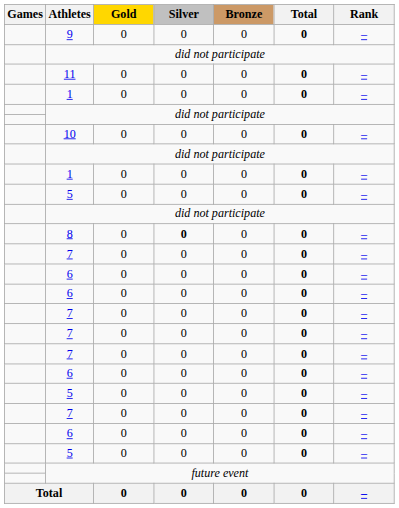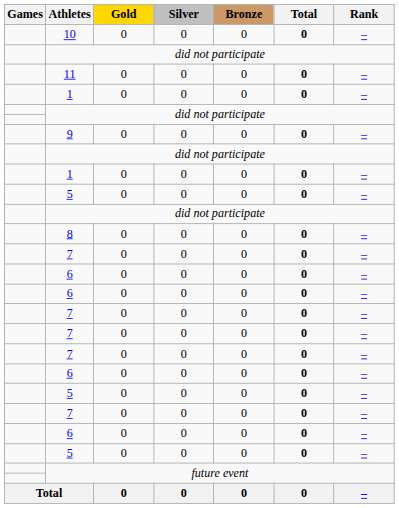rows swapped: (70, 34) <-> (70, 134)
(184, 234) bold -> (184, 234) normal
